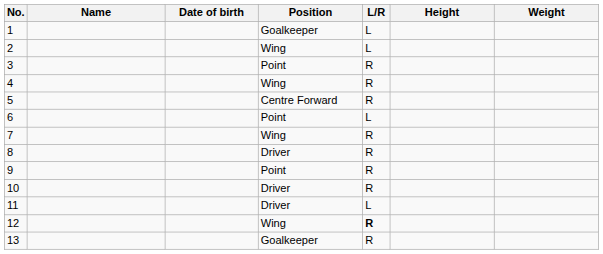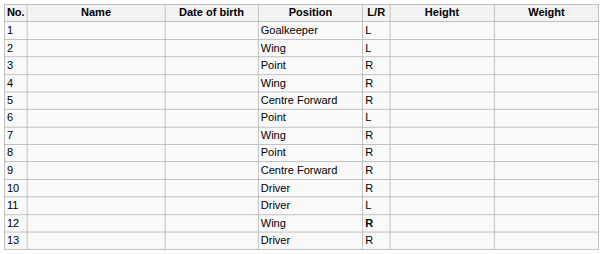(275, 153) Driver -> (273, 153) Point
(273, 170) Point -> (299, 170) Centre Forward
(289, 240) Goalkeeper -> (275, 240) Driver
